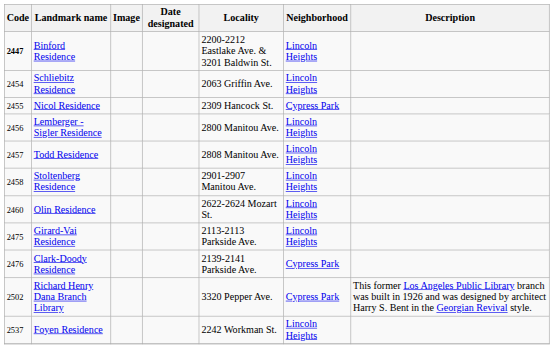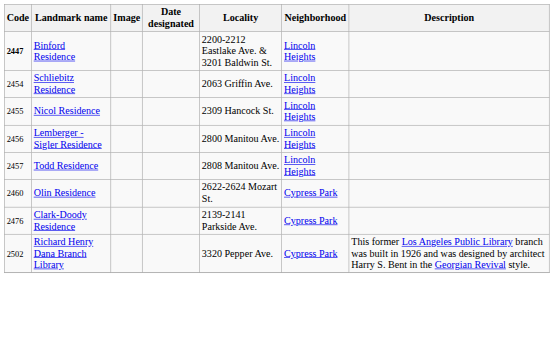(312, 105) Cypress Park -> (300, 111) Lincoln Heights
- row: (57, 182)
(301, 209) Lincoln Heights -> (311, 193) Cypress Park
- row: (55, 236)
- row: (68, 330)
